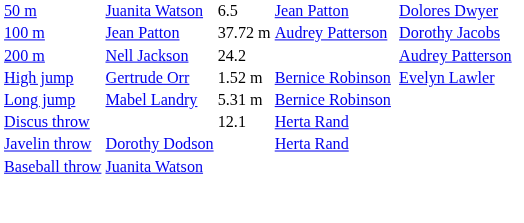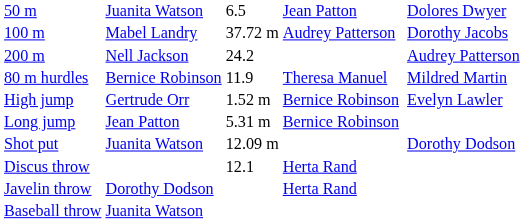(142, 33) Jean Patton -> (151, 33) Mabel Landry
+ row: (46, 77)
(151, 99) Mabel Landry -> (142, 122) Jean Patton
+ row: (31, 144)
